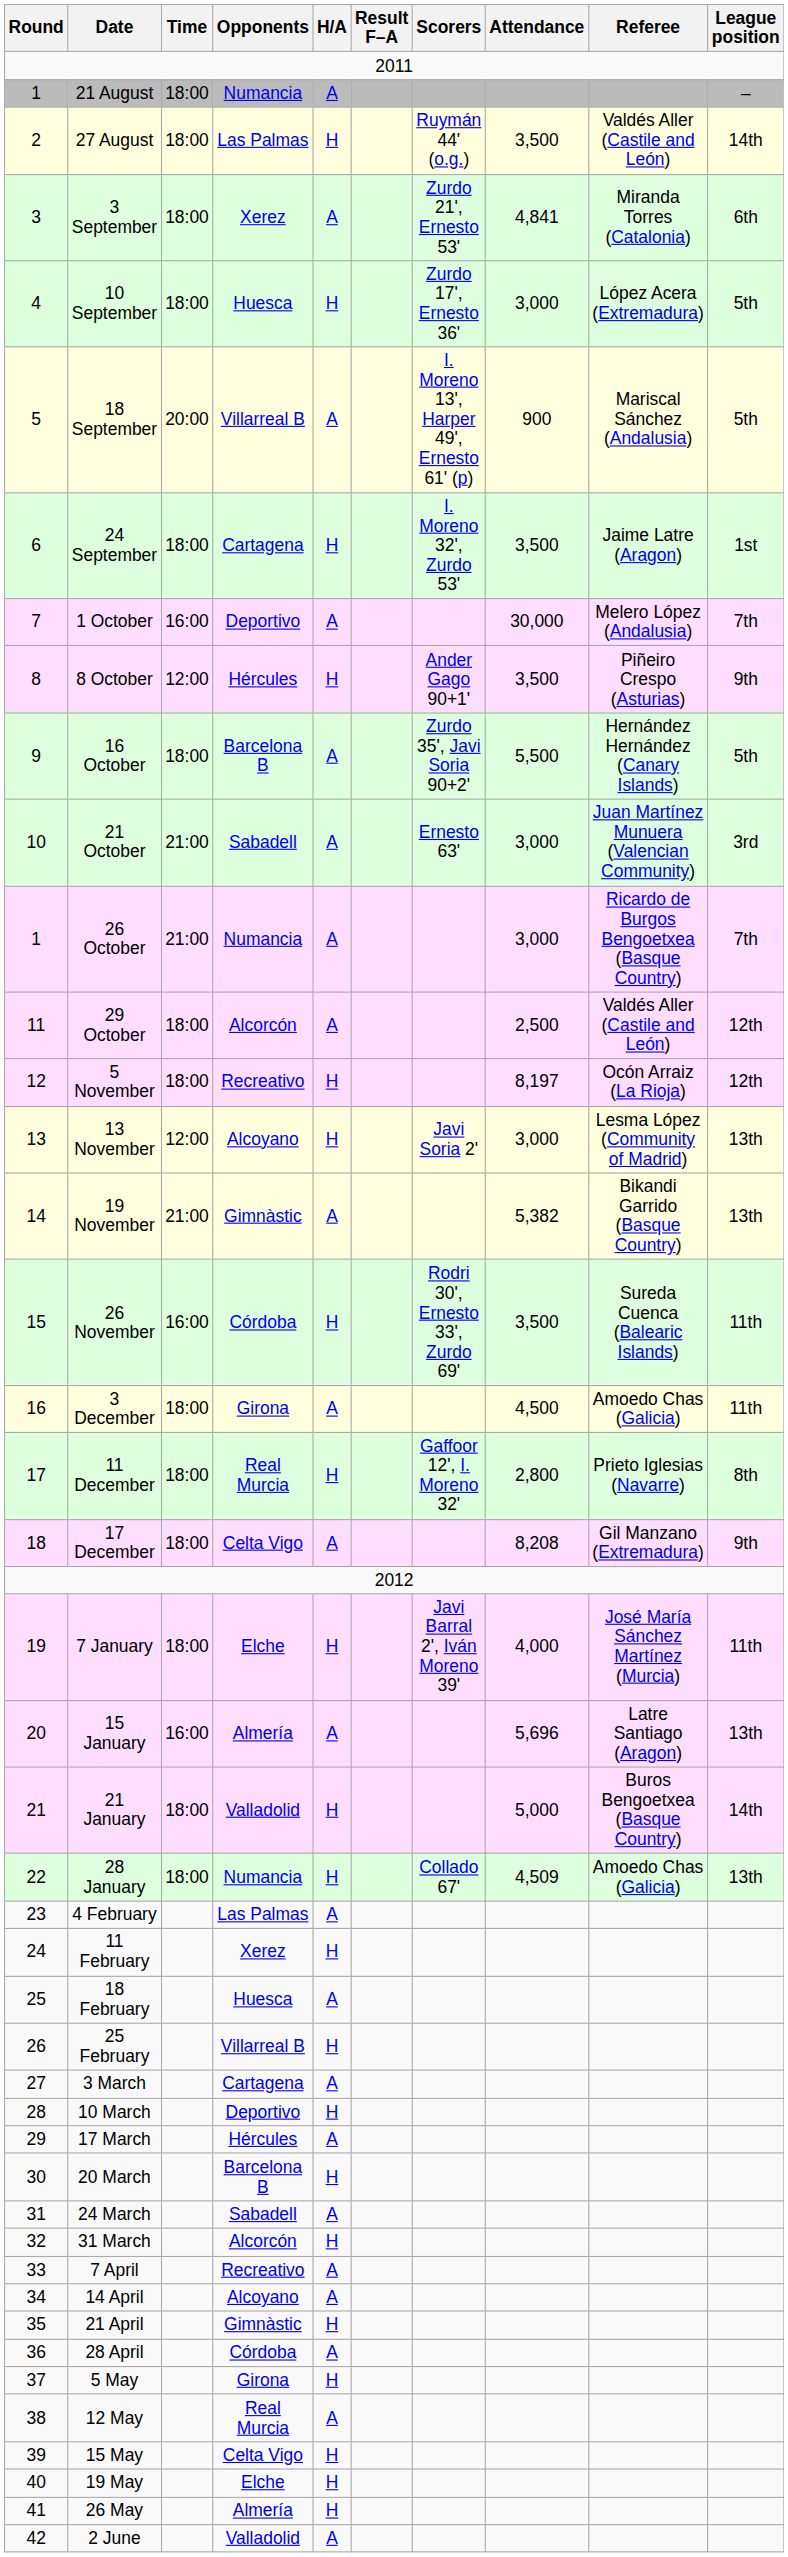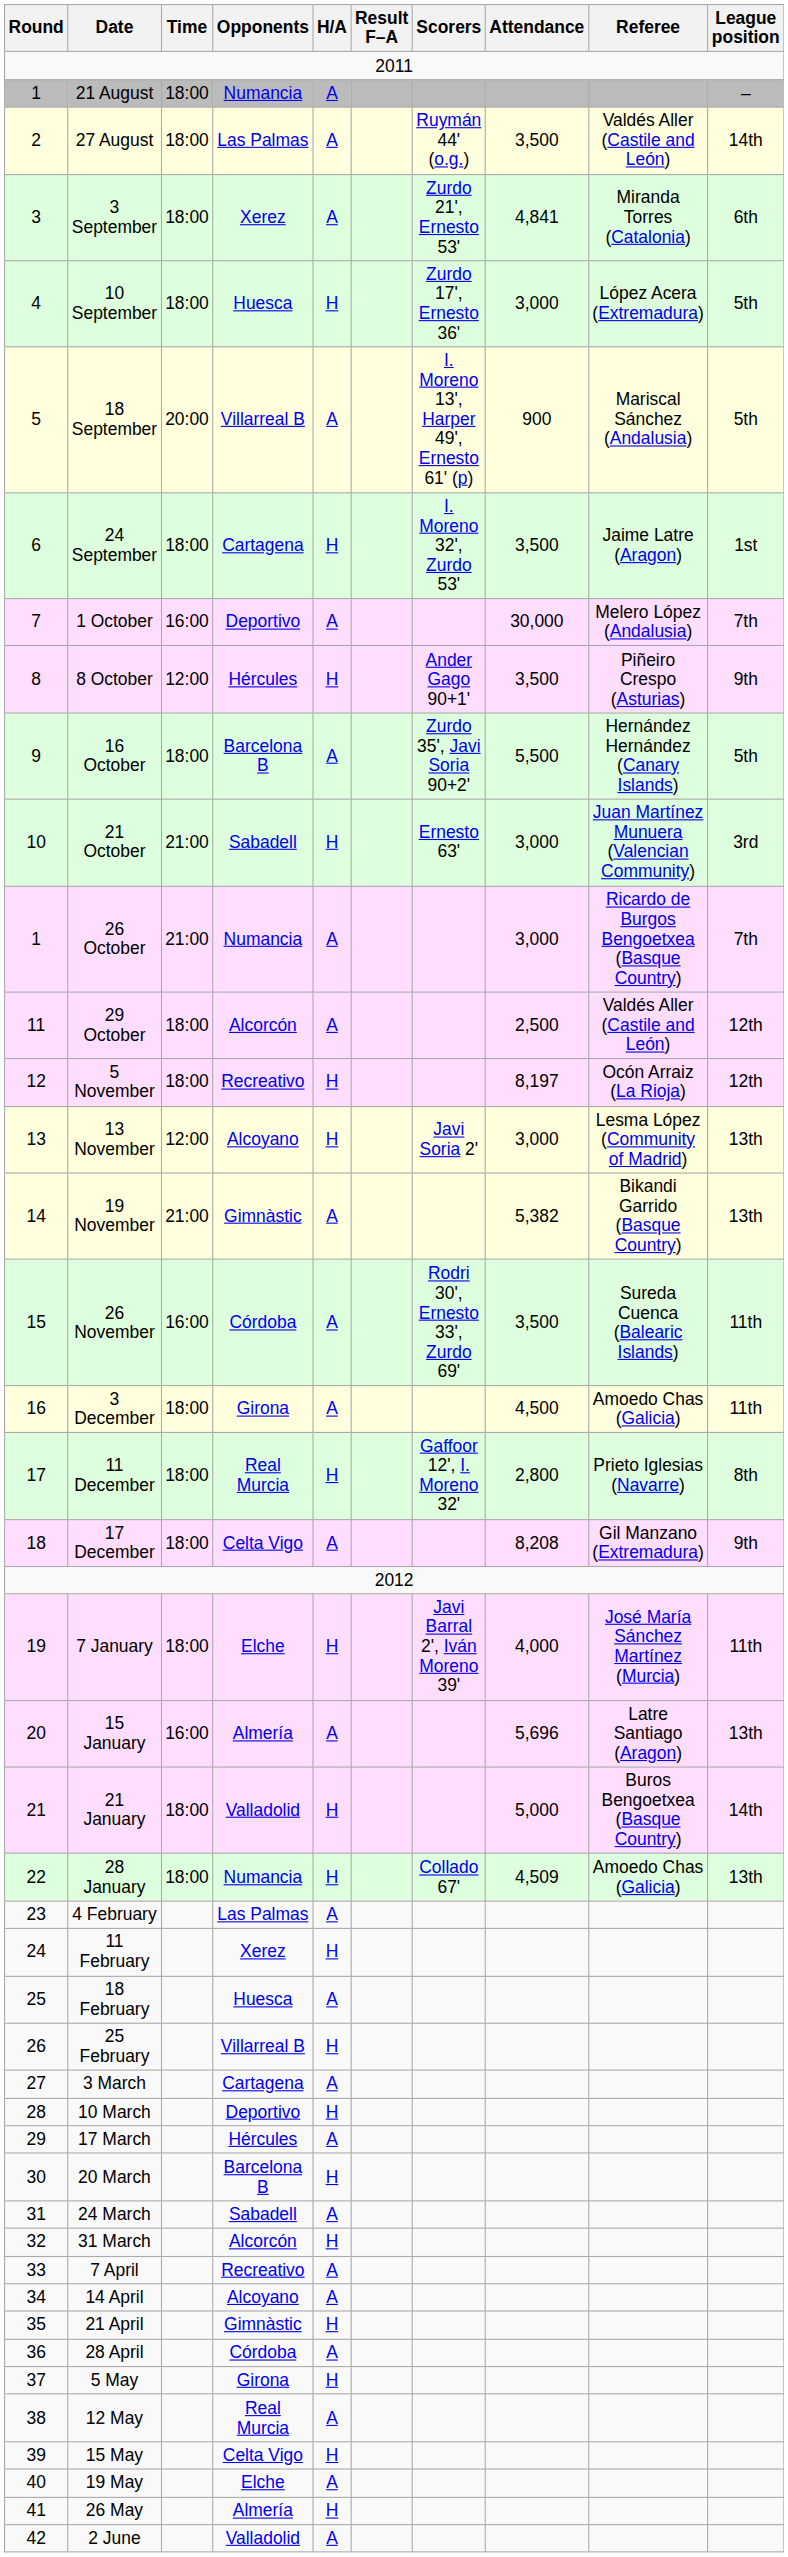(332, 140) H -> (332, 140) A
(332, 842) A -> (332, 842) H
(332, 1322) H -> (332, 1322) A
(332, 2482) H -> (332, 2482) A
